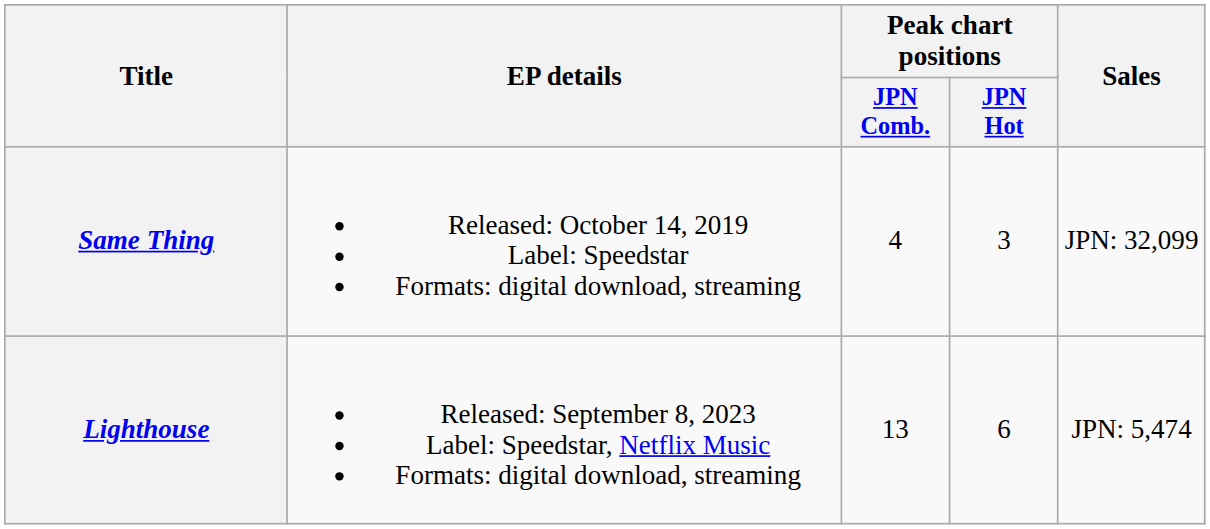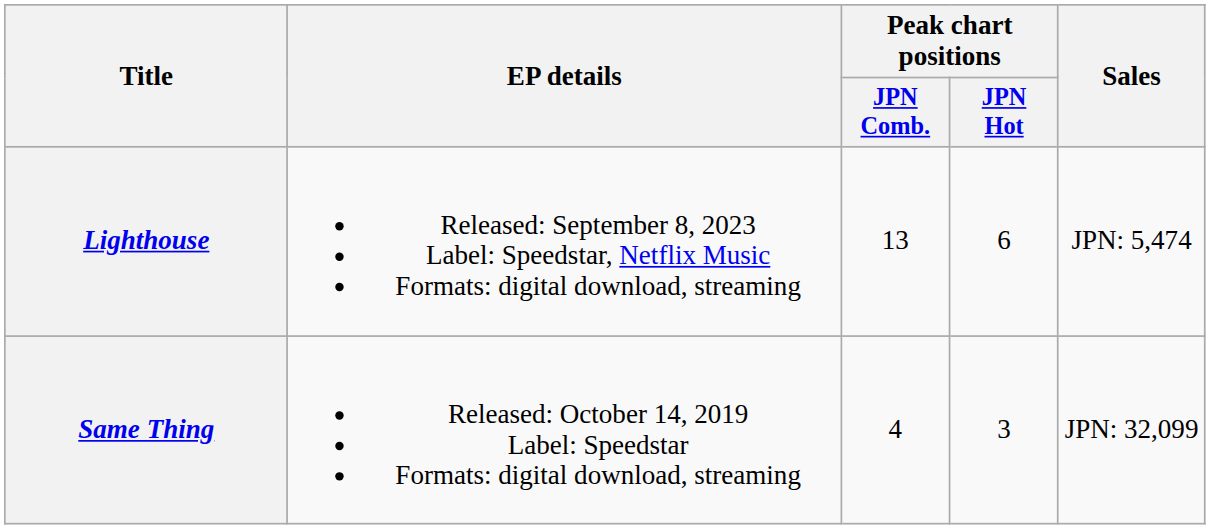rows swapped: (146, 240) <-> (146, 429)
